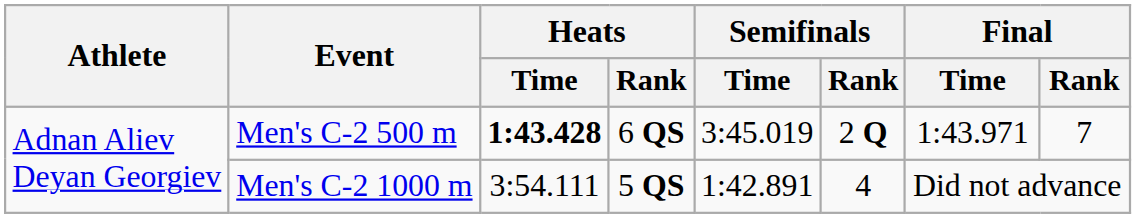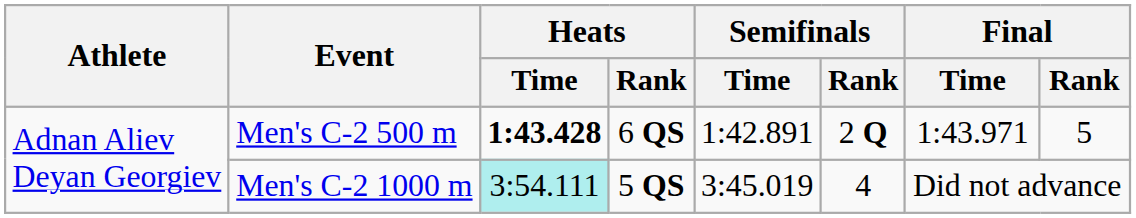(757, 133) 3:45.019 -> (757, 133) 1:42.891
(1084, 133) 7 -> (1084, 133) 5
(544, 185) no background -> (544, 185) paleturquoise background
(757, 185) 1:42.891 -> (757, 185) 3:45.019
